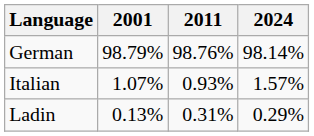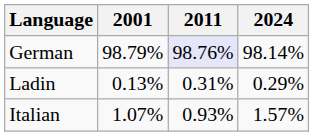(203, 51) no background -> (203, 51) lavender background
rows swapped: (35, 83) <-> (32, 114)
